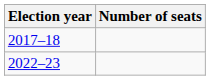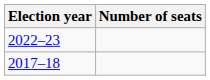rows swapped: (34, 39) <-> (34, 63)
